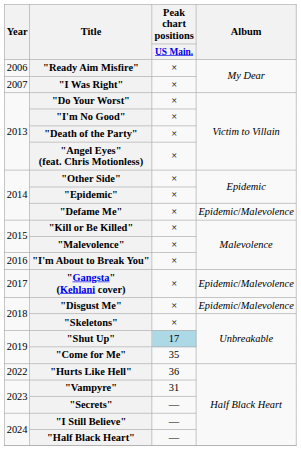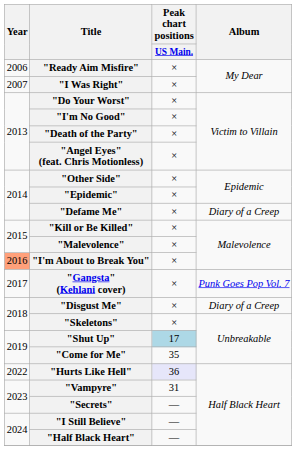(246, 211) Epidemic/Malevolence -> (244, 211) Diary of a Creep
(17, 261) no background -> (17, 261) lightsalmon background
(246, 283) Epidemic/Malevolence -> (244, 283) Punk Goes Pop Vol. 7
(246, 305) Epidemic/Malevolence -> (244, 305) Diary of a Creep
(174, 371) no background -> (174, 371) lavender background
